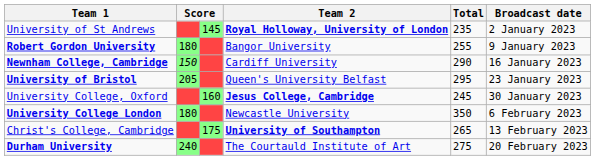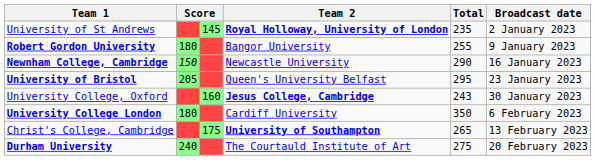(281, 63) Cardiff University -> (287, 63) Newcastle University
(462, 96) 245 -> (462, 96) 243
(287, 113) Newcastle University -> (281, 113) Cardiff University
